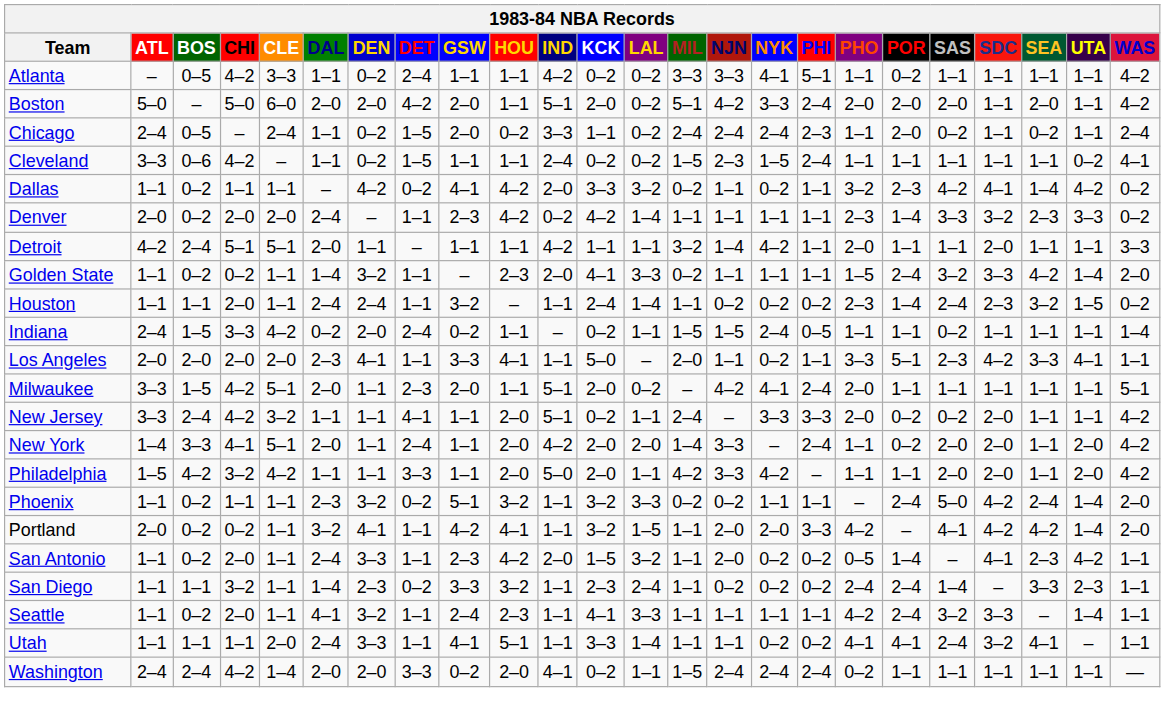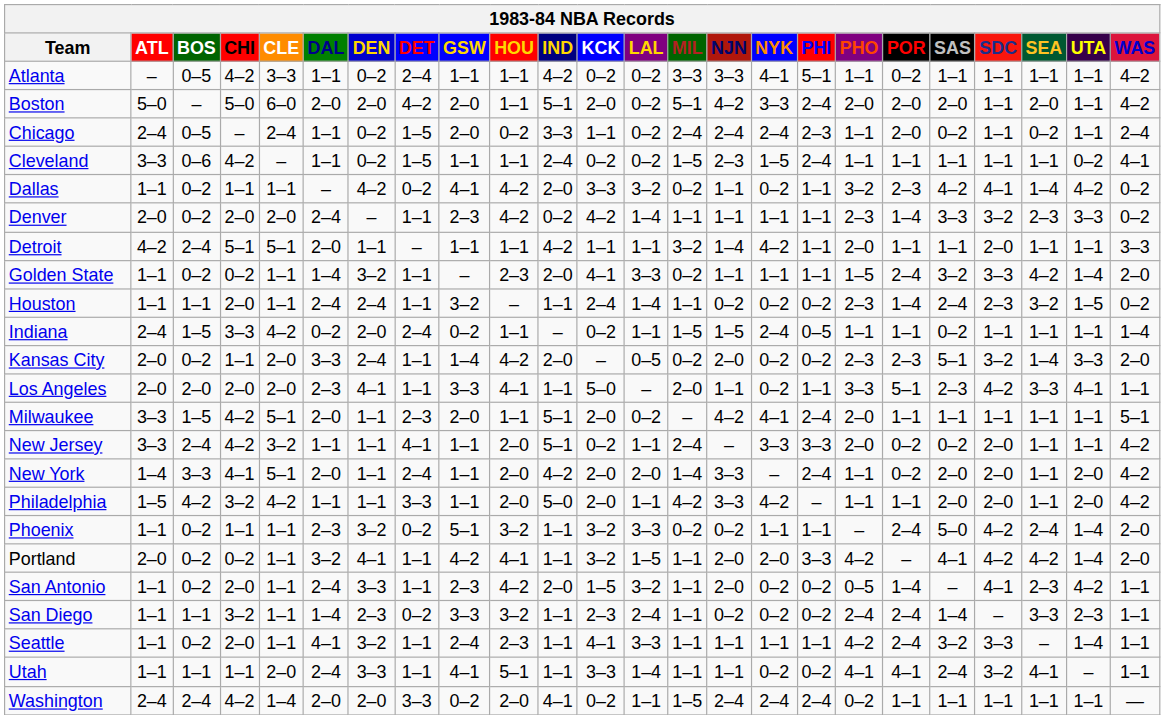+ row: (57, 360)
